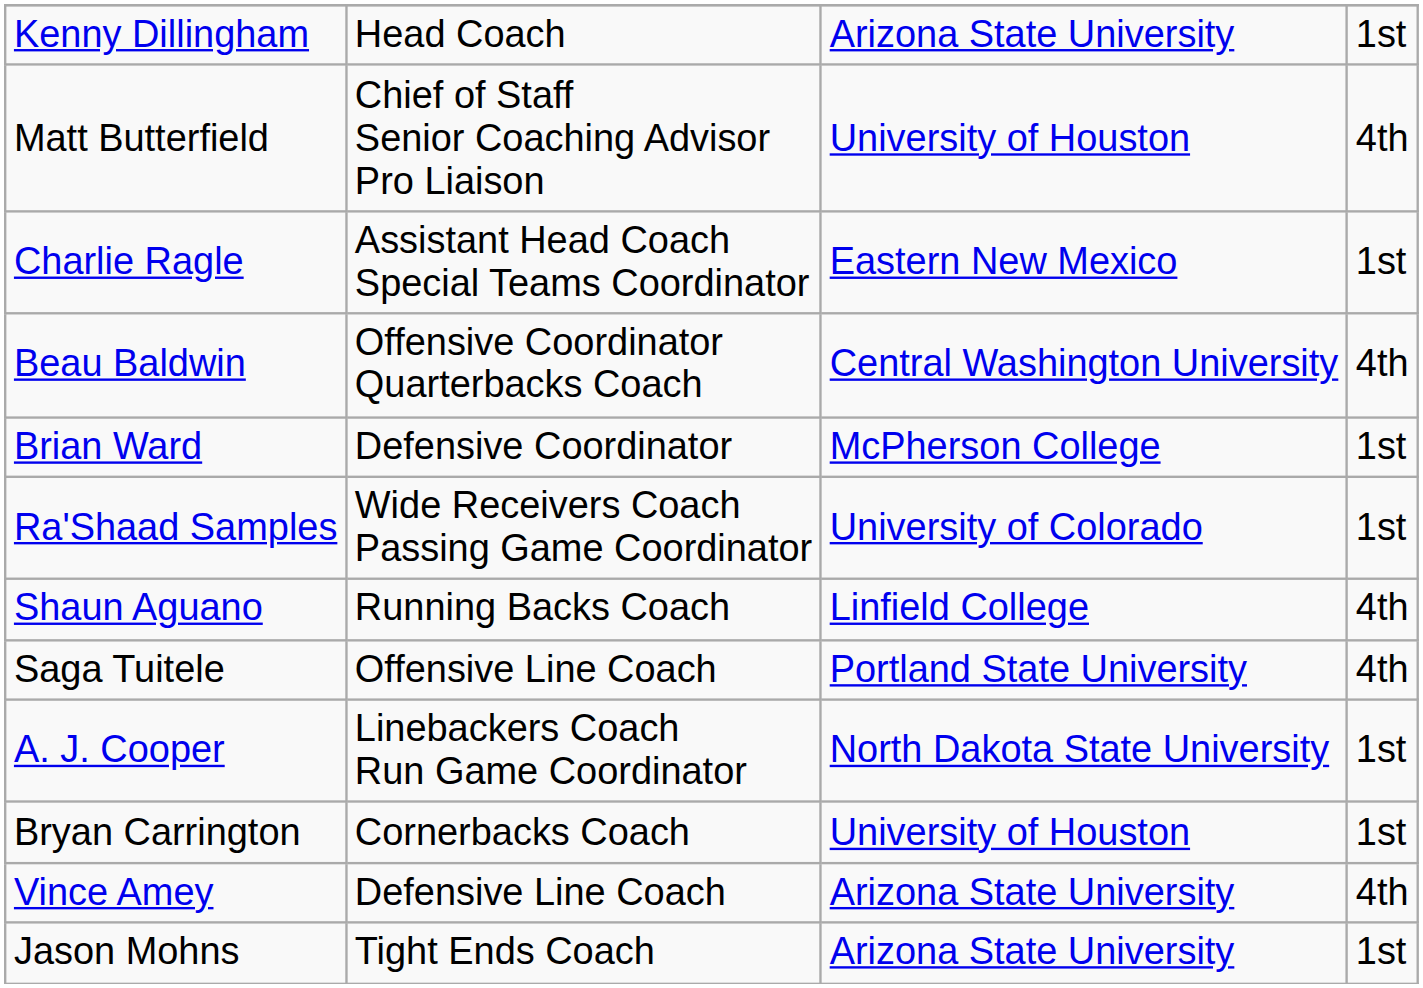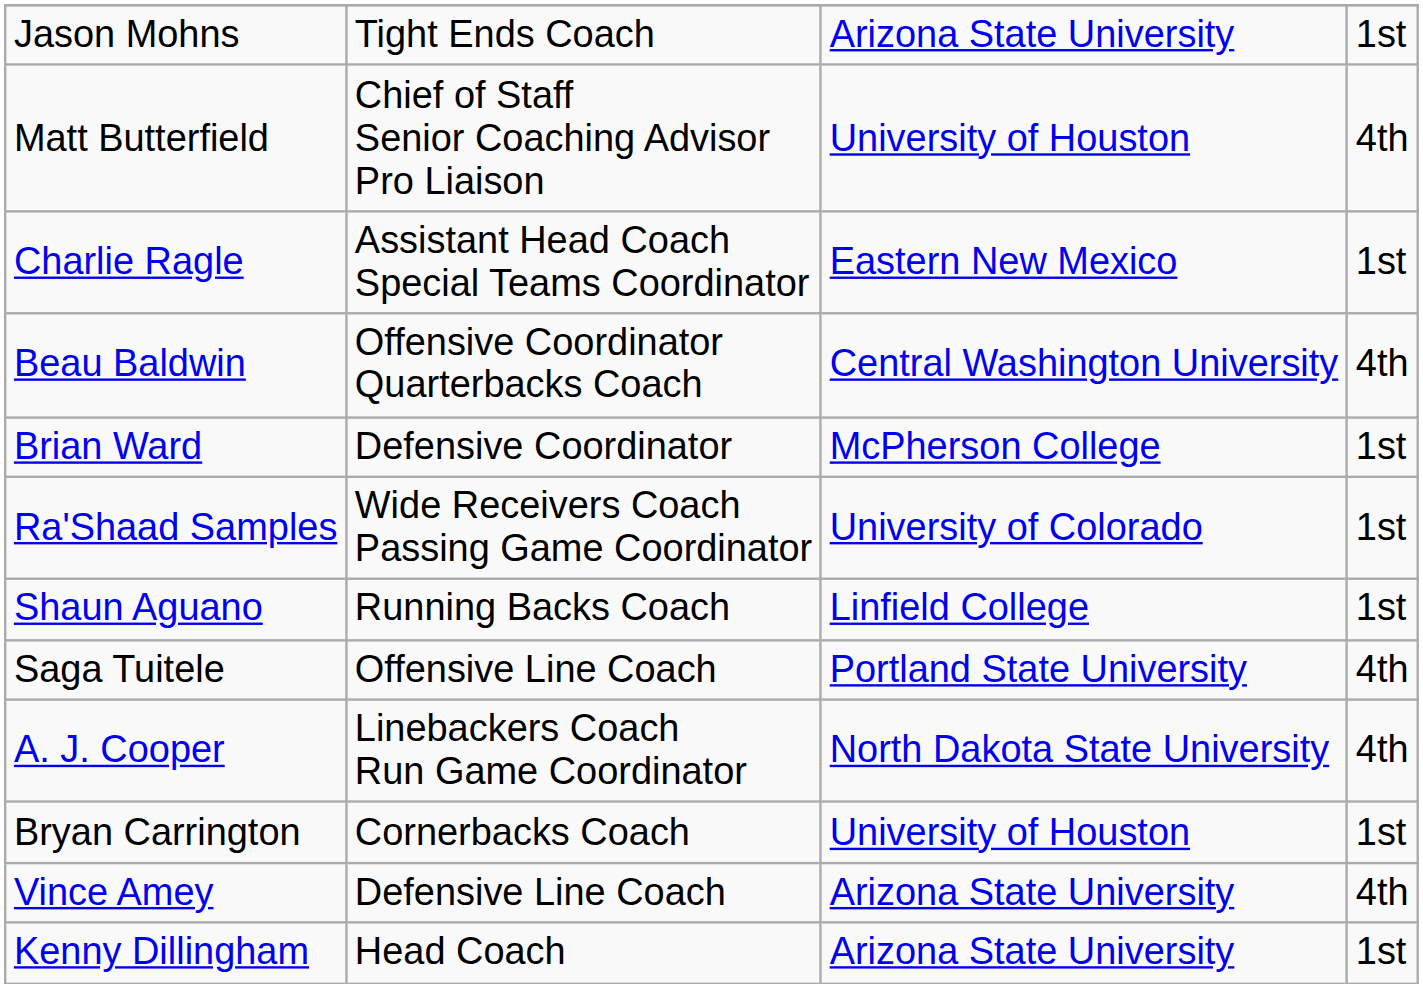rows swapped: (161, 34) <-> (127, 952)
(1382, 608) 4th -> (1381, 608) 1st
(1381, 750) 1st -> (1382, 750) 4th
